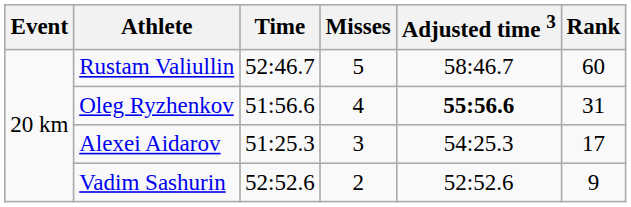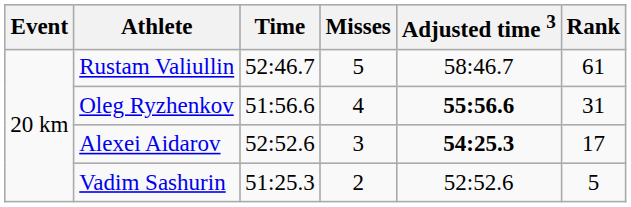(593, 67) 60 -> (593, 67) 61
(280, 143) 51:25.3 -> (280, 143) 52:52.6
(479, 143) normal -> (479, 143) bold
(280, 181) 52:52.6 -> (280, 181) 51:25.3
(593, 181) 9 -> (593, 181) 5
